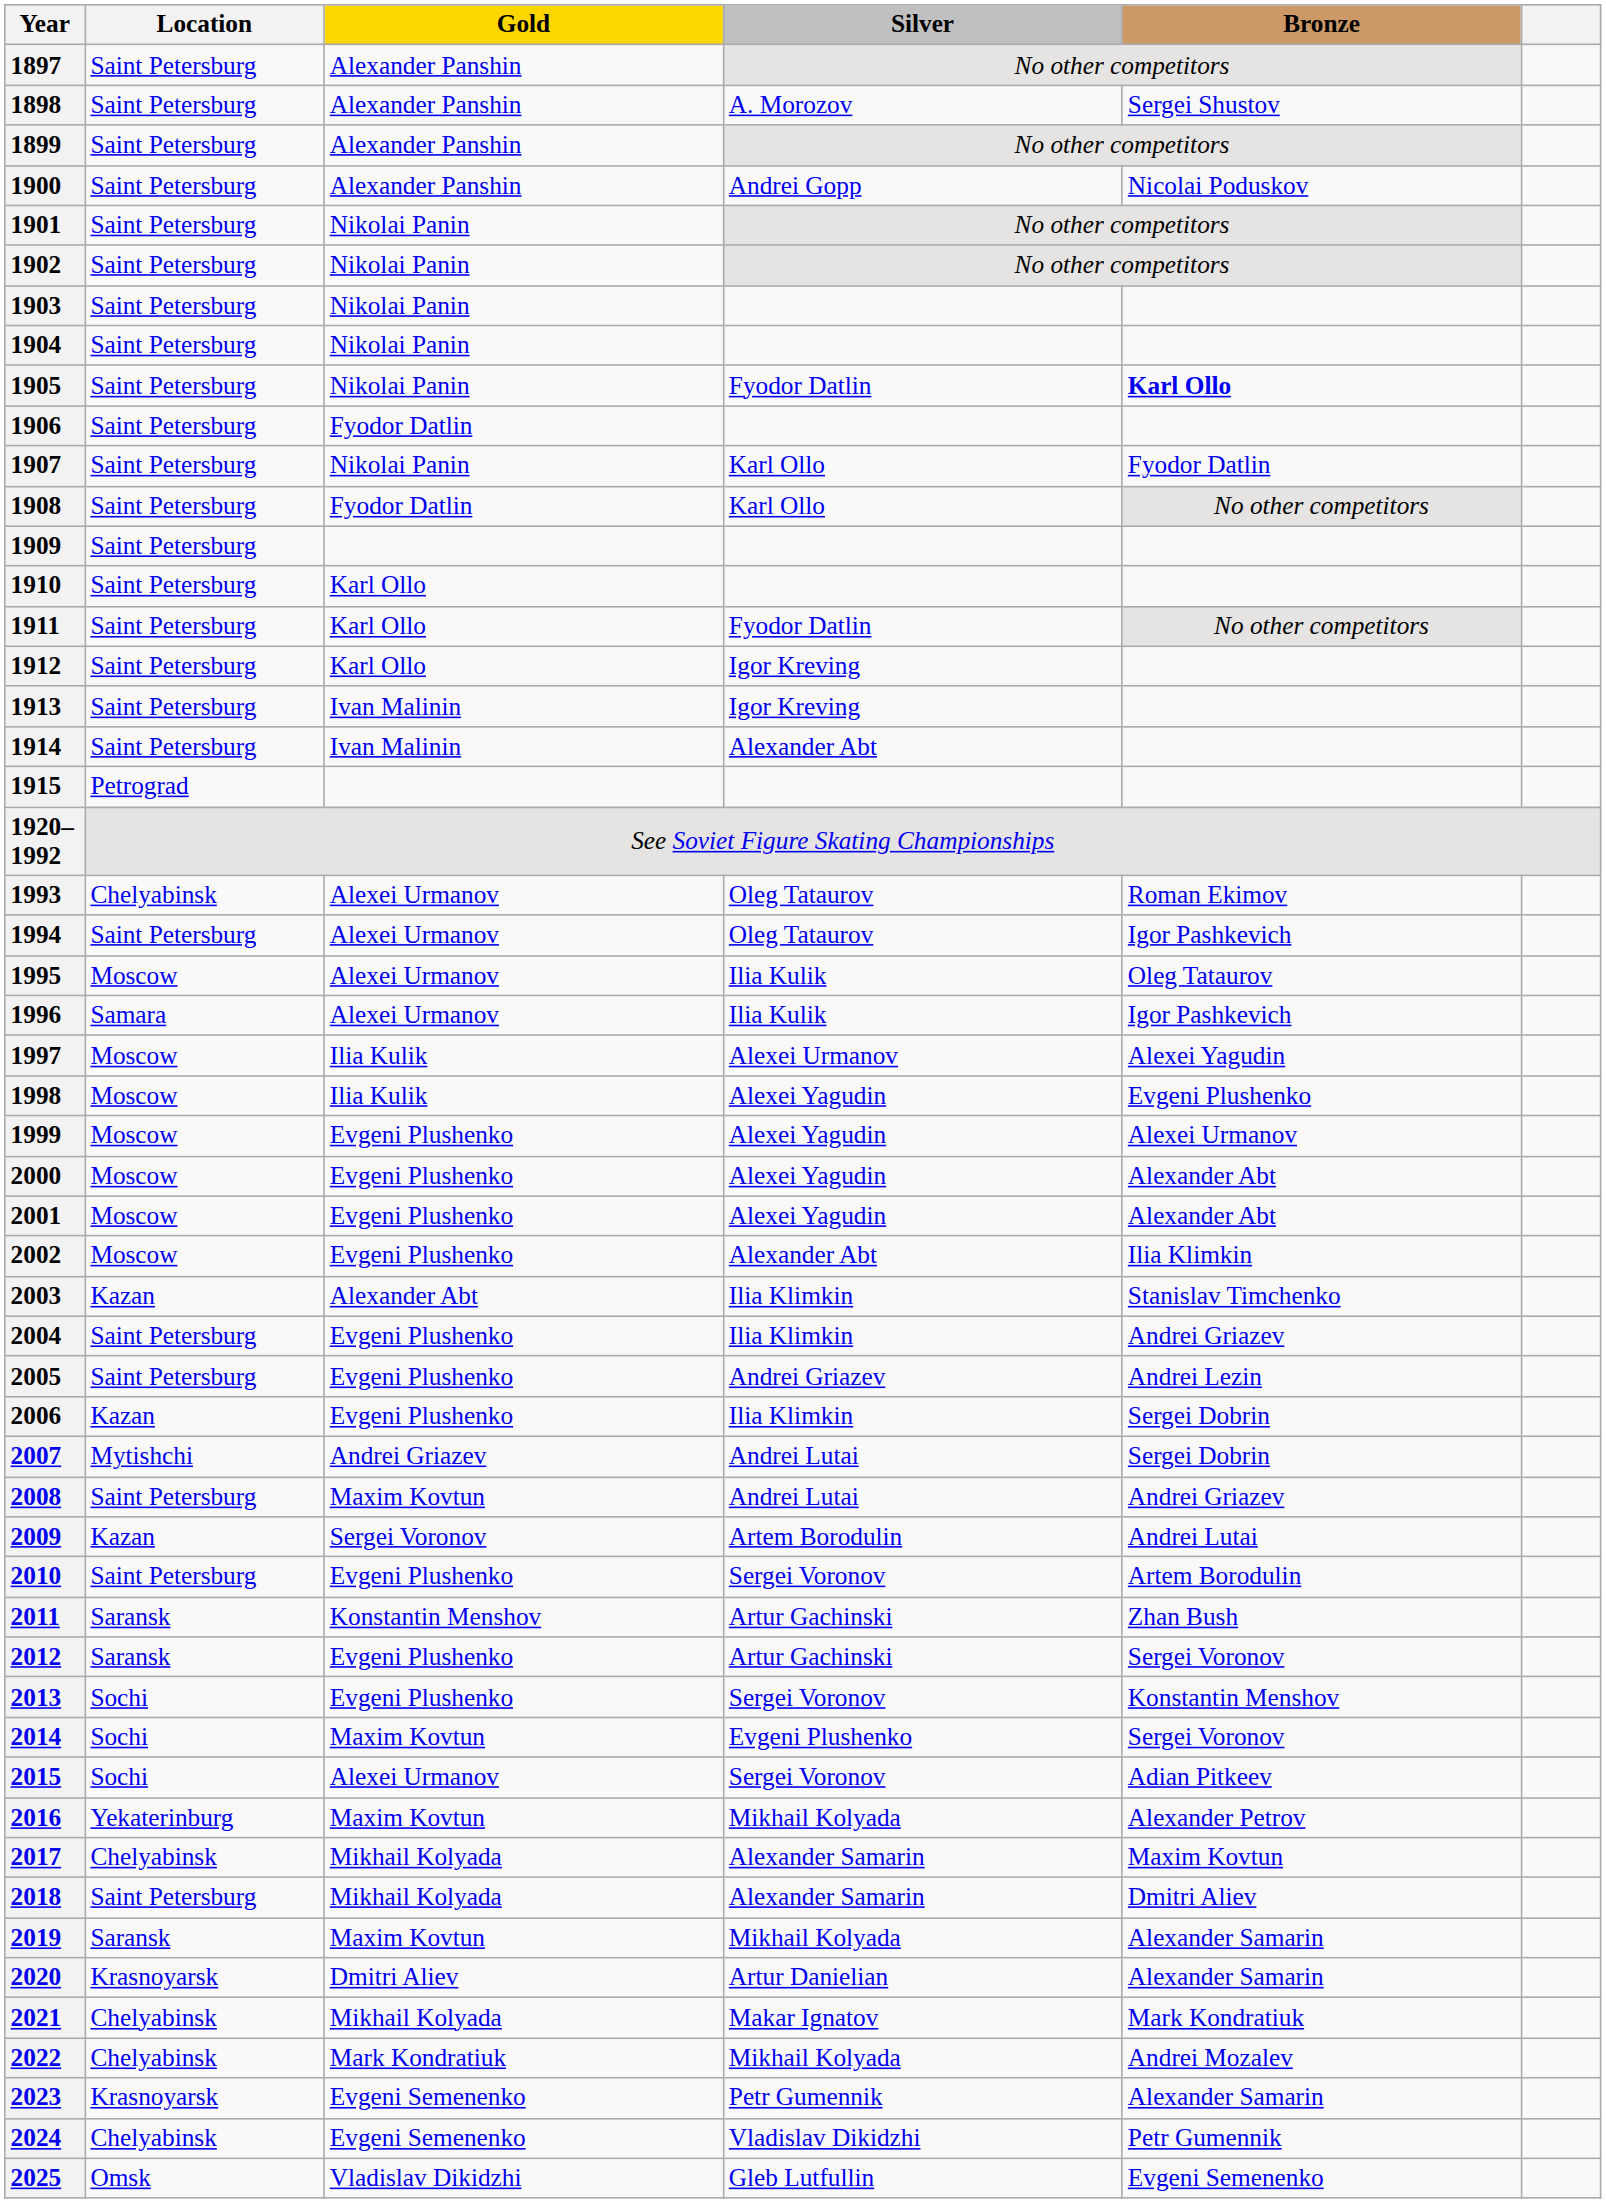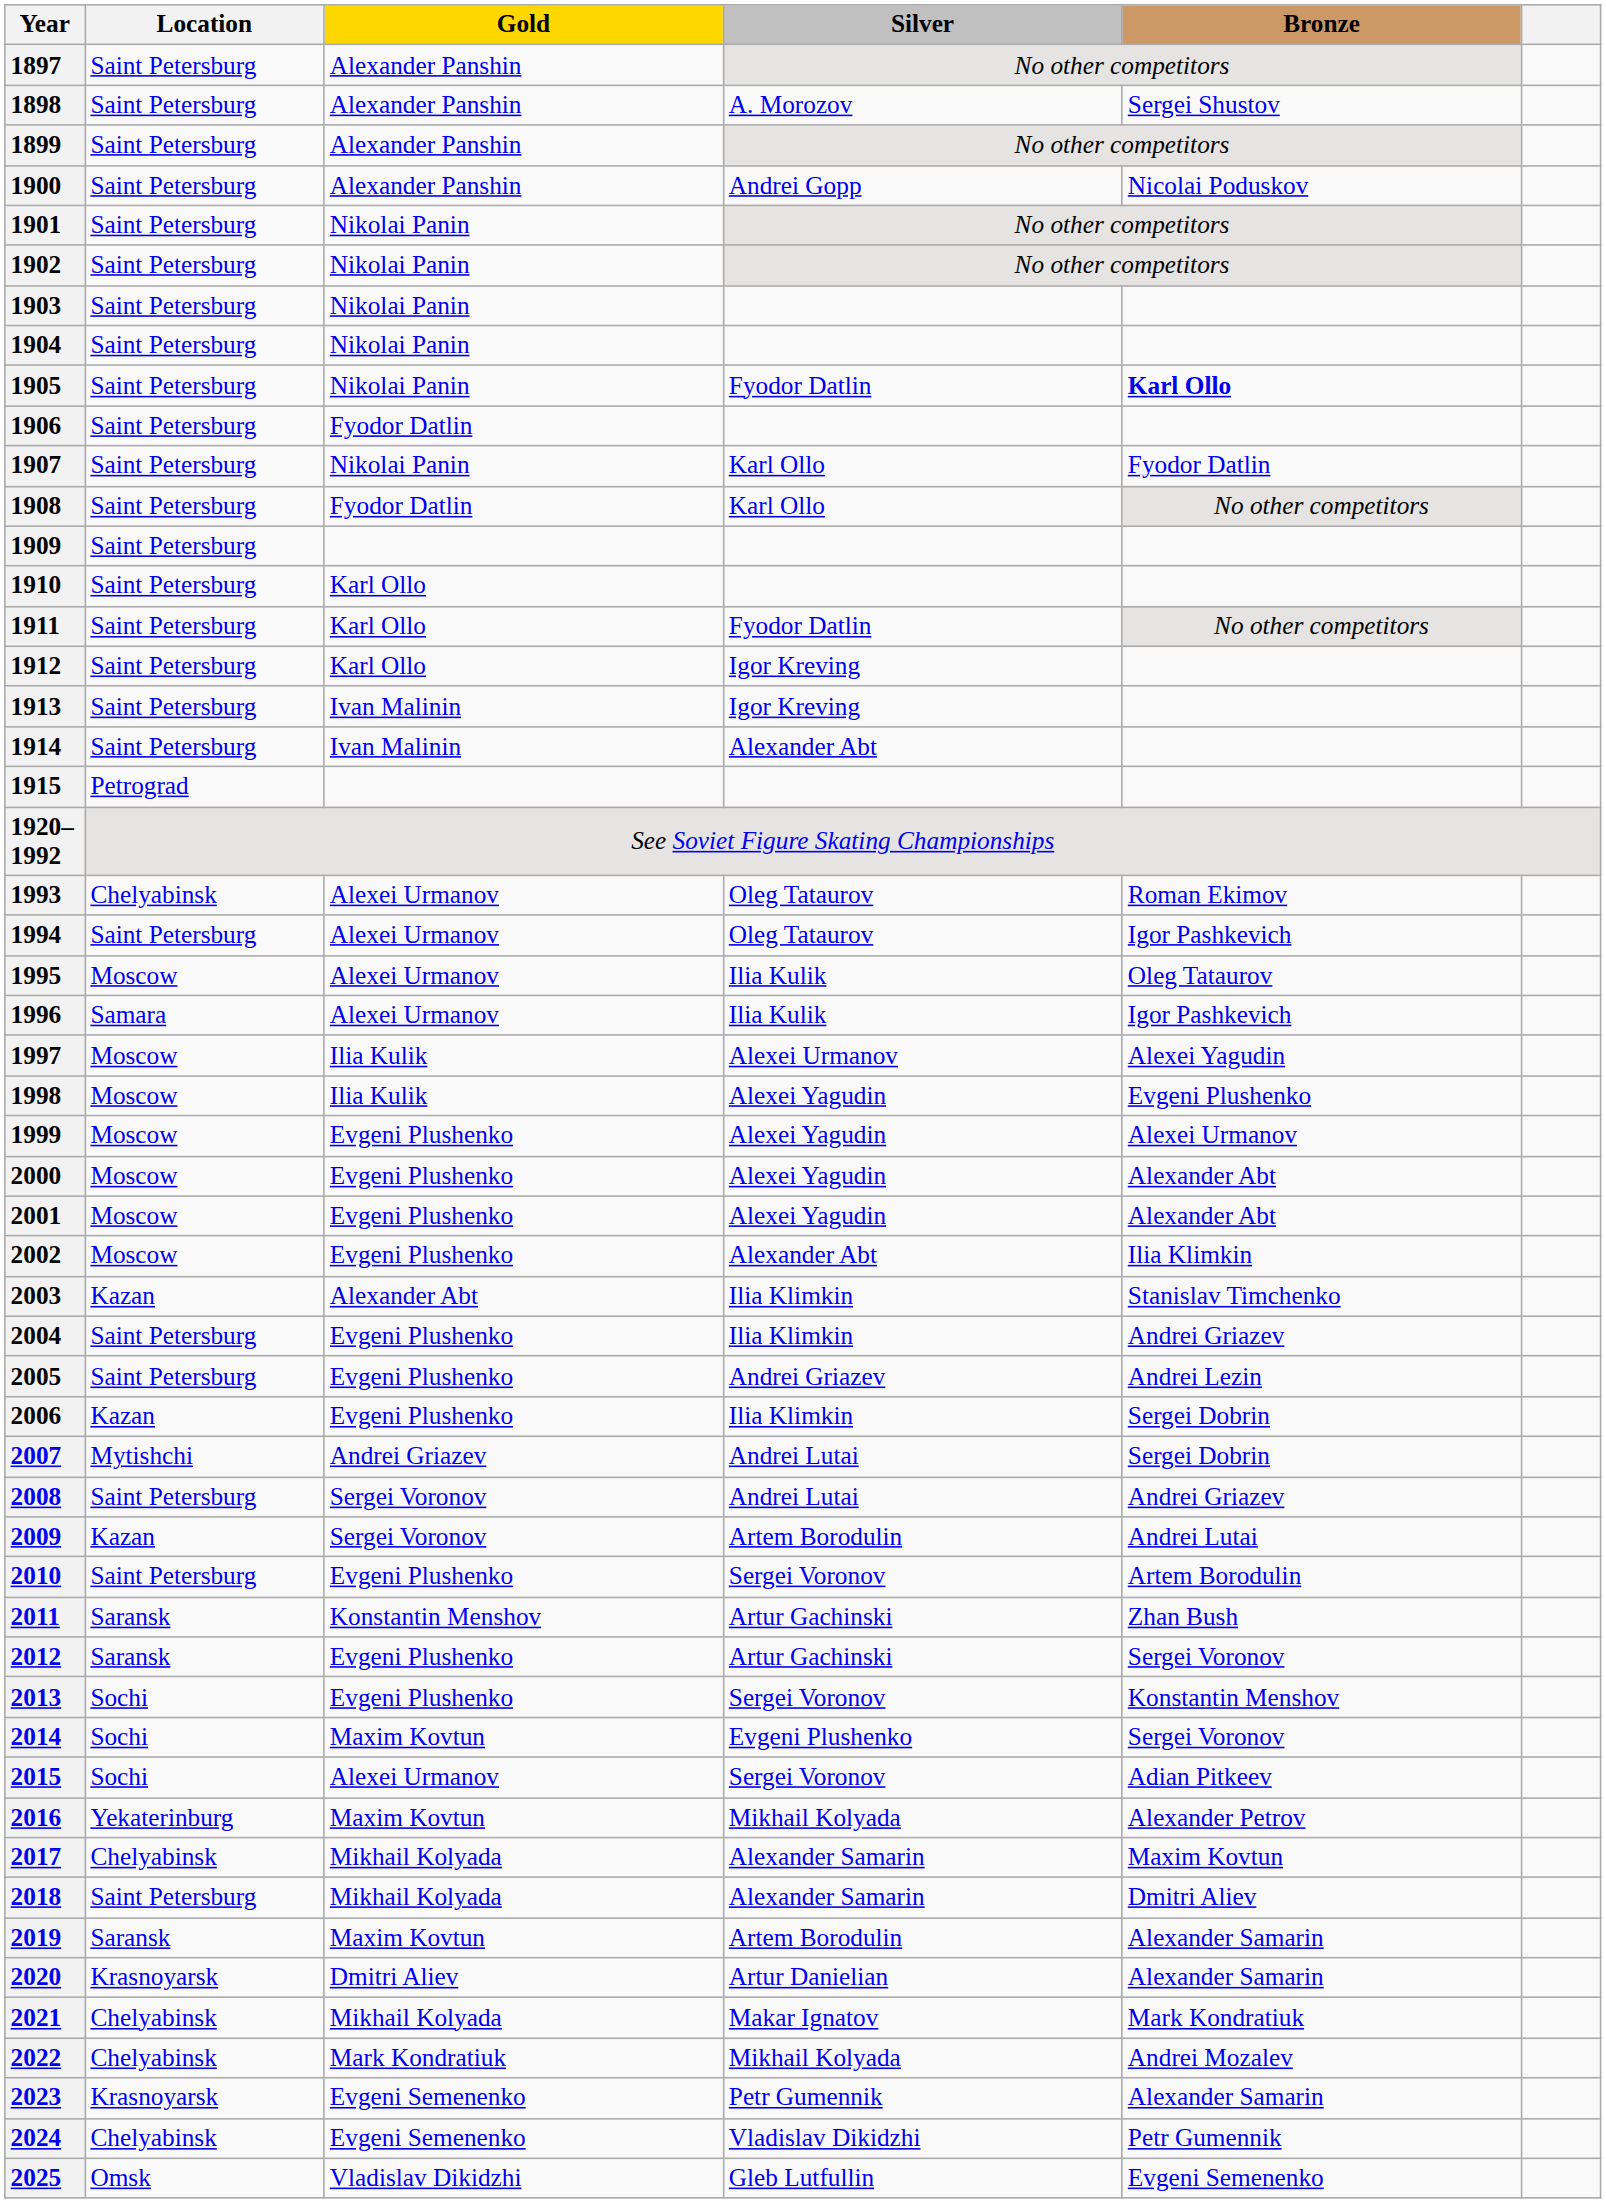(407, 1496) Maxim Kovtun -> (408, 1496) Sergei Voronov
(815, 1937) Mikhail Kolyada -> (816, 1937) Artem Borodulin
